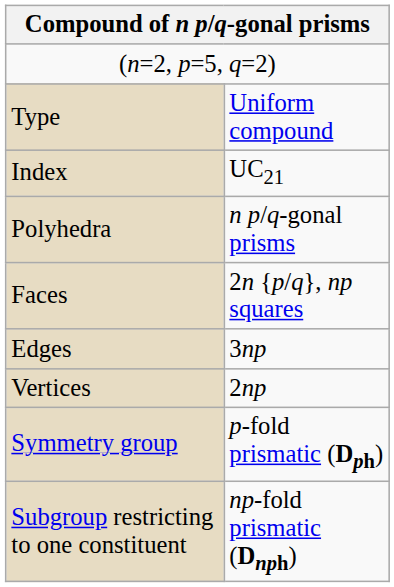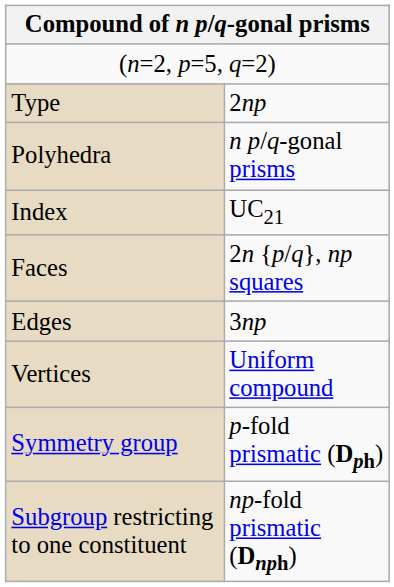(281, 116) Uniform compound -> (248, 102) 2np
rows swapped: (39, 172) <-> (61, 229)
(248, 387) 2np -> (281, 373) Uniform compound
